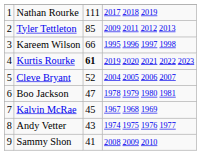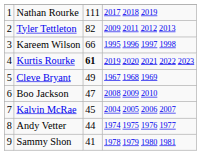(90, 28) 85 -> (90, 28) 82
(90, 77) 52 -> (90, 77) 49
(140, 77) 2004 2005 2006 2007 -> (131, 77) 1967 1968 1969
(140, 93) 1978 1979 1980 1981 -> (131, 93) 2008 2009 2010
(131, 110) 1967 1968 1969 -> (140, 110) 2004 2005 2006 2007
(90, 126) 43 -> (90, 126) 44
(131, 142) 2008 2009 2010 -> (140, 142) 1978 1979 1980 1981
